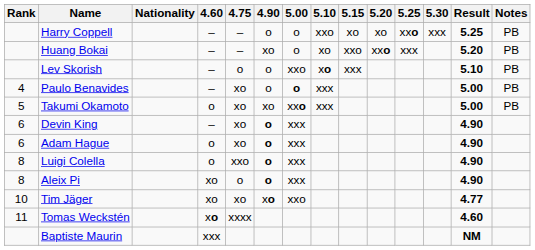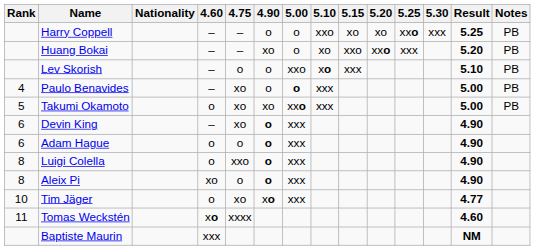(240, 143) xo -> (240, 143) o
(212, 198) xo -> (212, 198) o
(297, 198) xxo -> (297, 198) xxx
